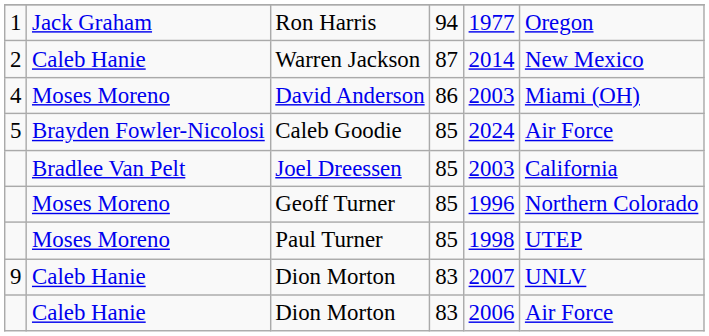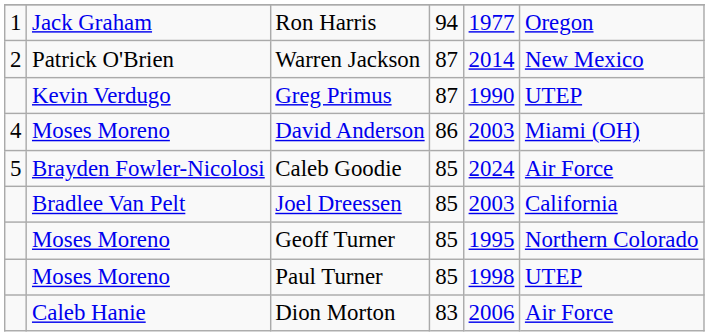(89, 58) Caleb Hanie -> (103, 58) Patrick O'Brien
+ row: (16, 95)
(491, 204) 1996 -> (491, 240) 1995
- row: (16, 276)
